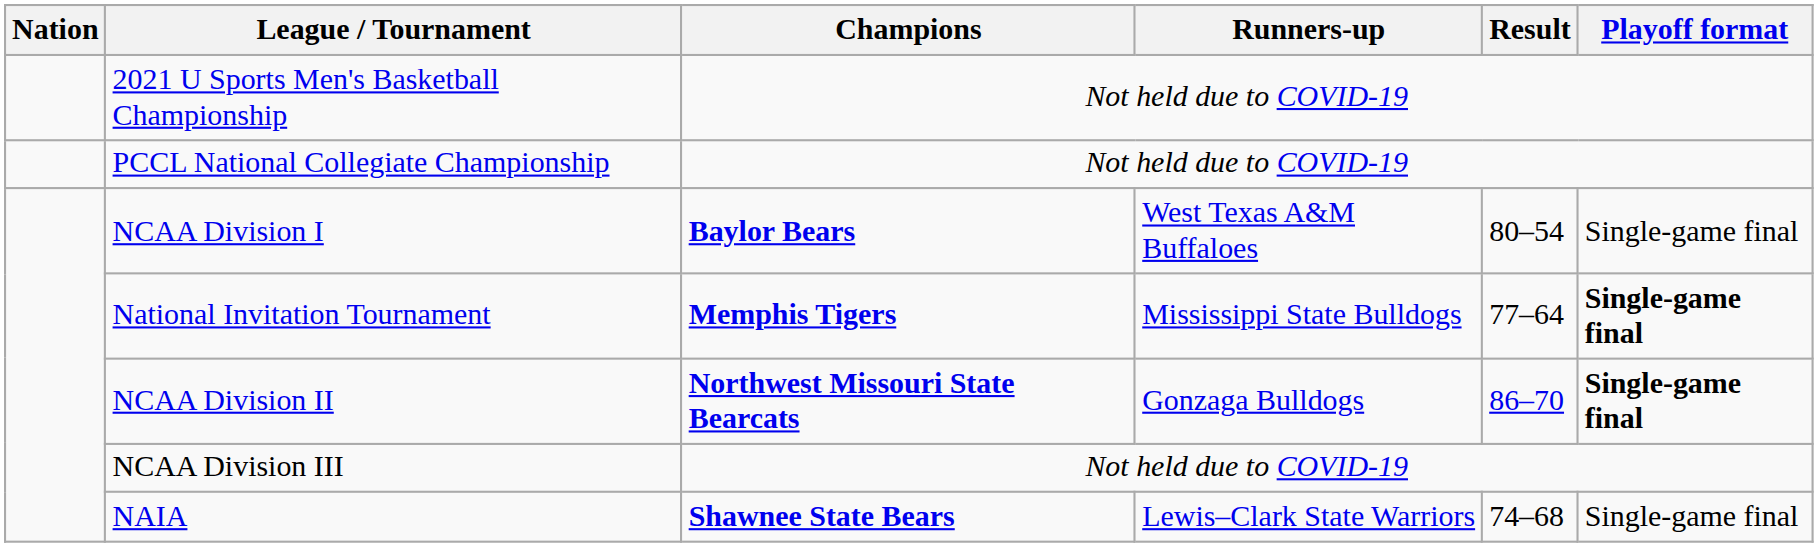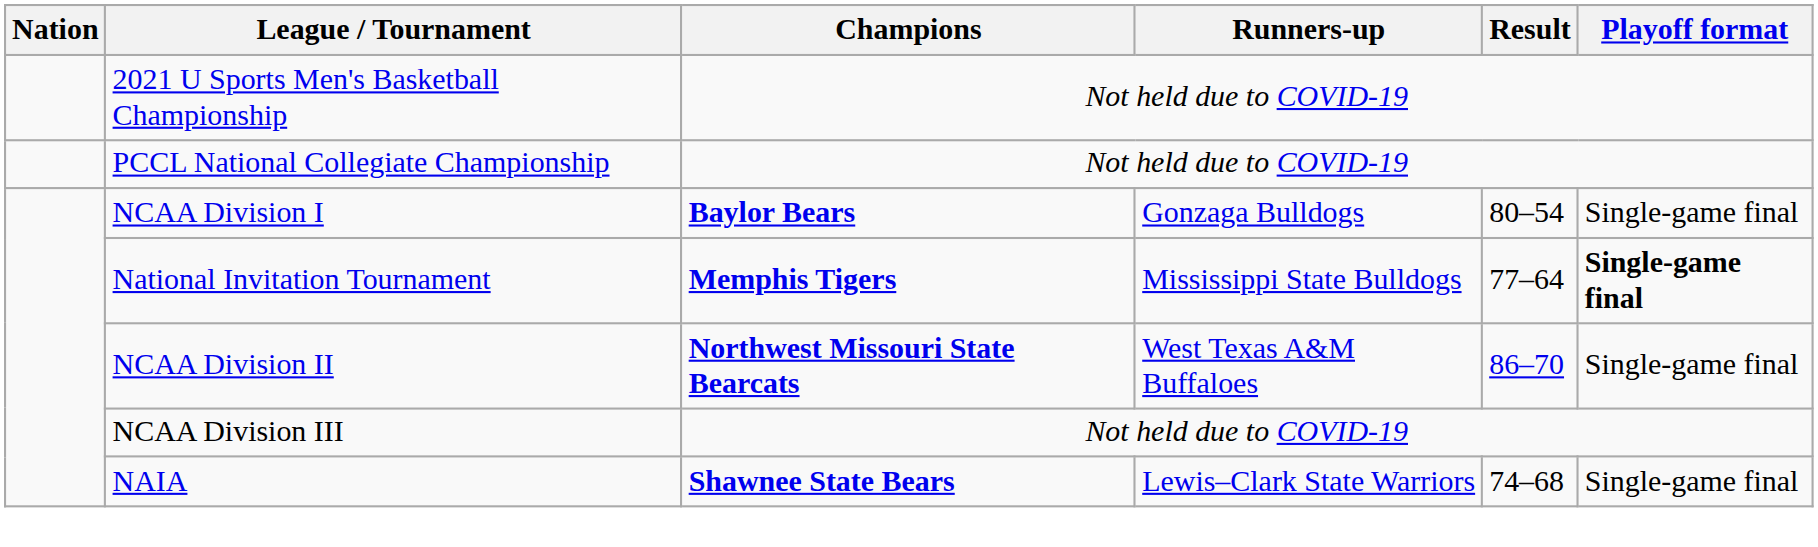(1249, 230) West Texas A&M Buffaloes -> (1253, 213) Gonzaga Bulldogs
(1253, 400) Gonzaga Bulldogs -> (1249, 364) West Texas A&M Buffaloes
(1663, 400) bold -> (1692, 364) normal
